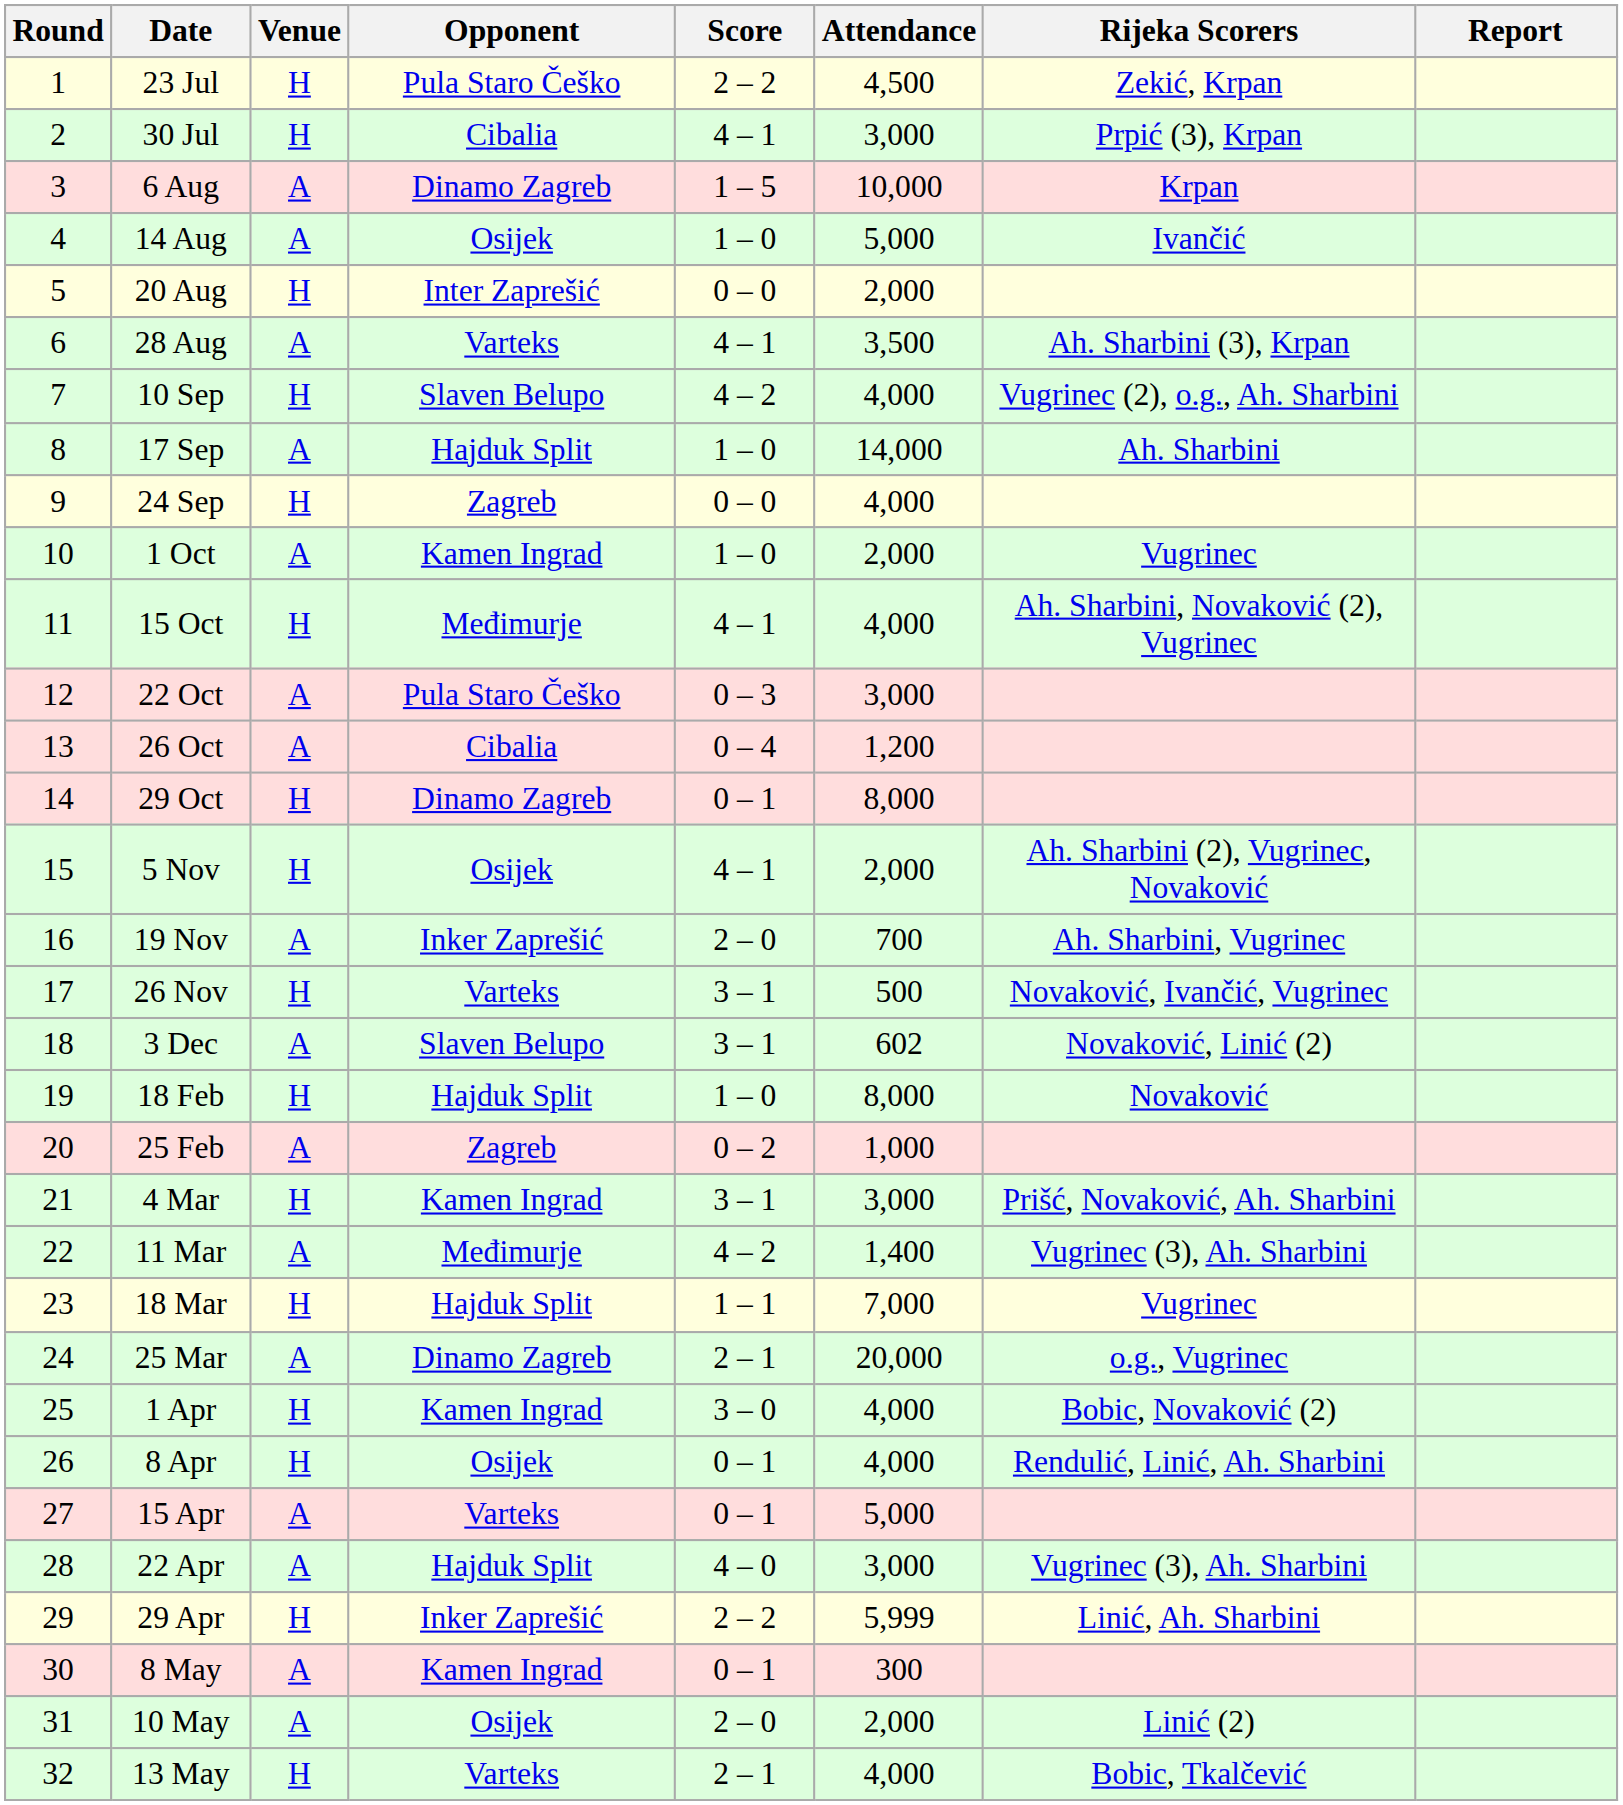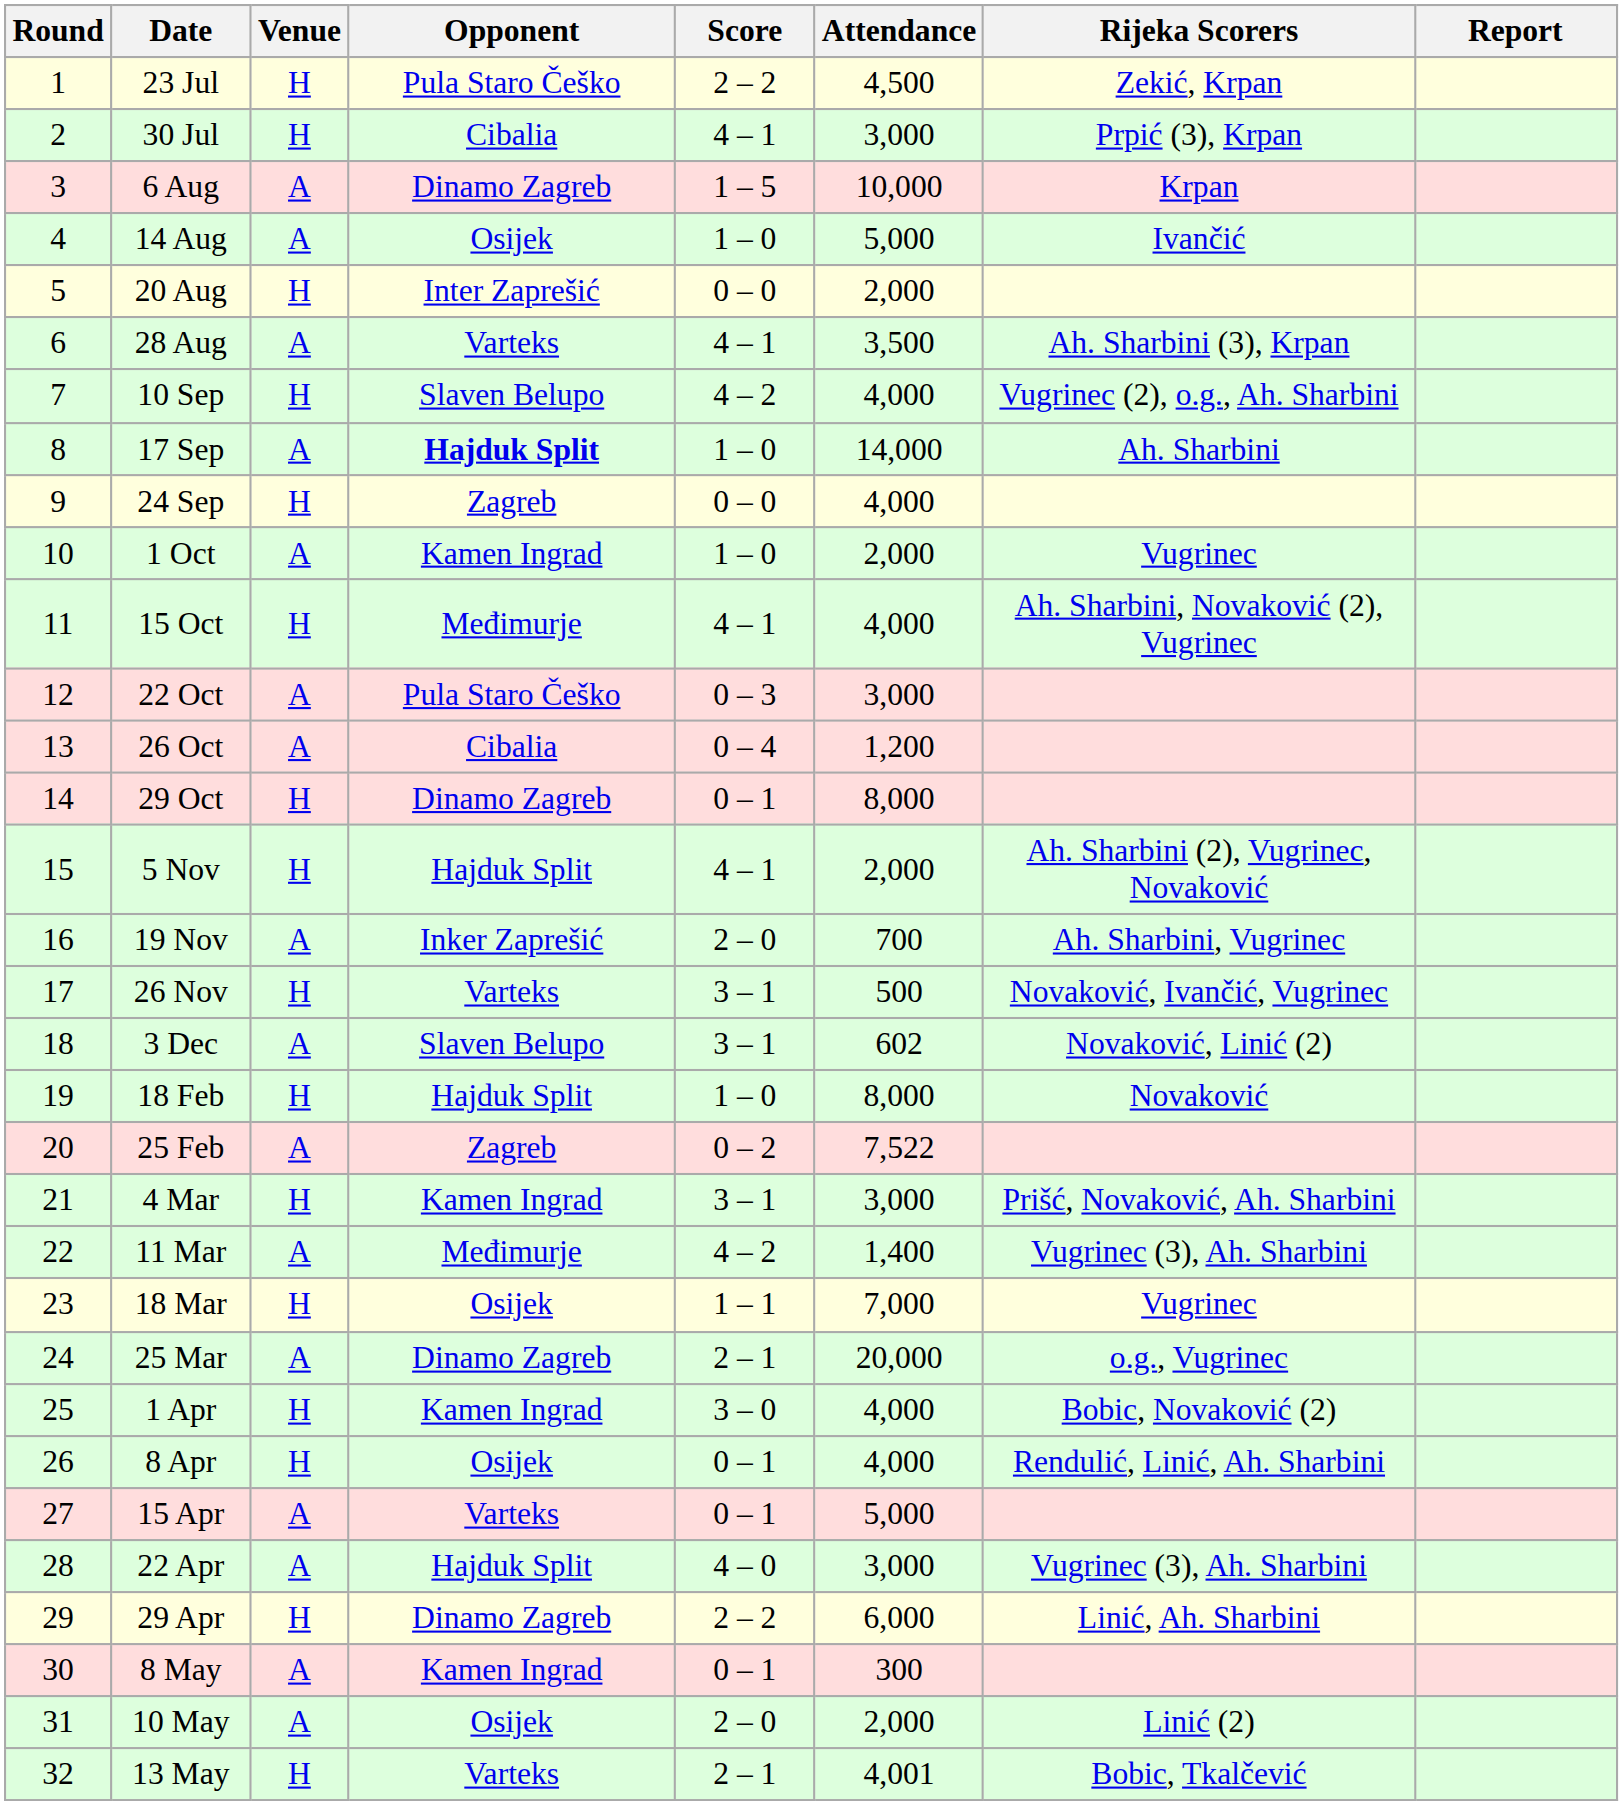(512, 447) normal -> (512, 447) bold
(512, 868) Osijek -> (512, 868) Hajduk Split
(899, 1148) 1,000 -> (899, 1148) 7,522
(512, 1304) Hajduk Split -> (512, 1304) Osijek
(512, 1617) Inker Zaprešić -> (512, 1617) Dinamo Zagreb
(899, 1617) 5,999 -> (899, 1617) 6,000
(899, 1773) 4,000 -> (899, 1773) 4,001
